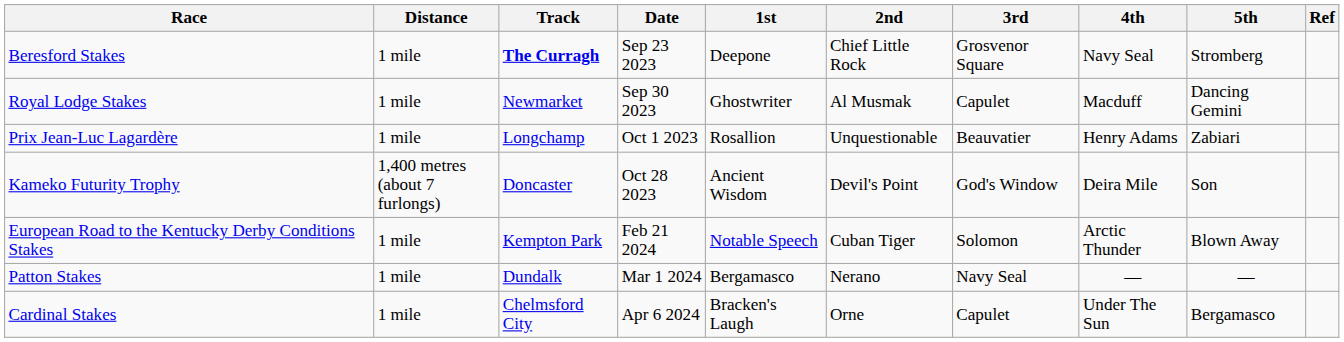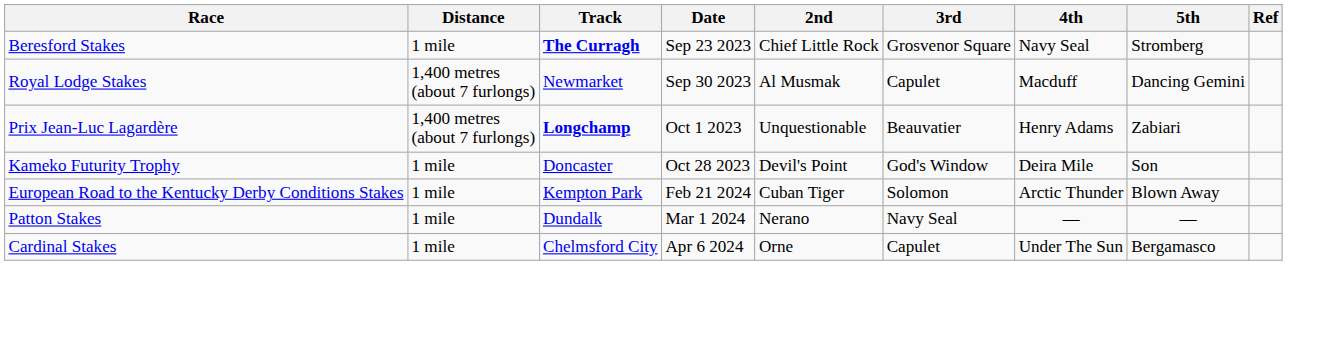- column: (766, 18)
(399, 101) 1 mile -> (473, 82) 1,400 metres (about 7 furlongs)
(399, 138) 1 mile -> (473, 128) 1,400 metres (about 7 furlongs)
(544, 138) normal -> (587, 128) bold
(422, 184) 1,400 metres (about 7 furlongs) -> (433, 165) 1 mile
